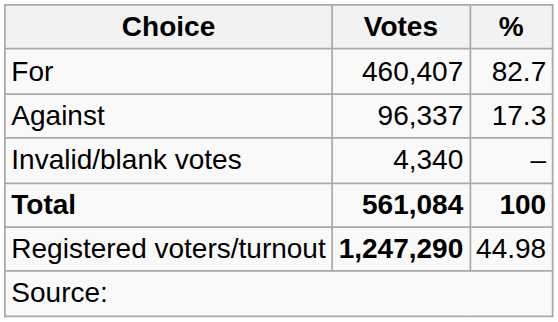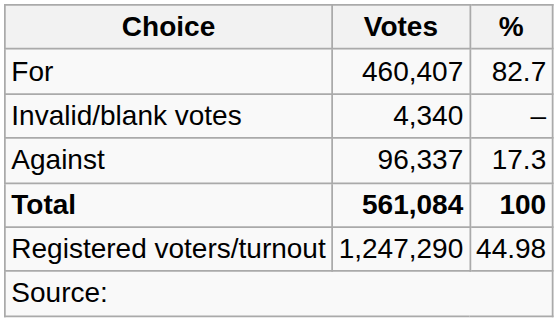rows swapped: (58, 115) <-> (127, 159)
(401, 248) bold -> (401, 248) normal
